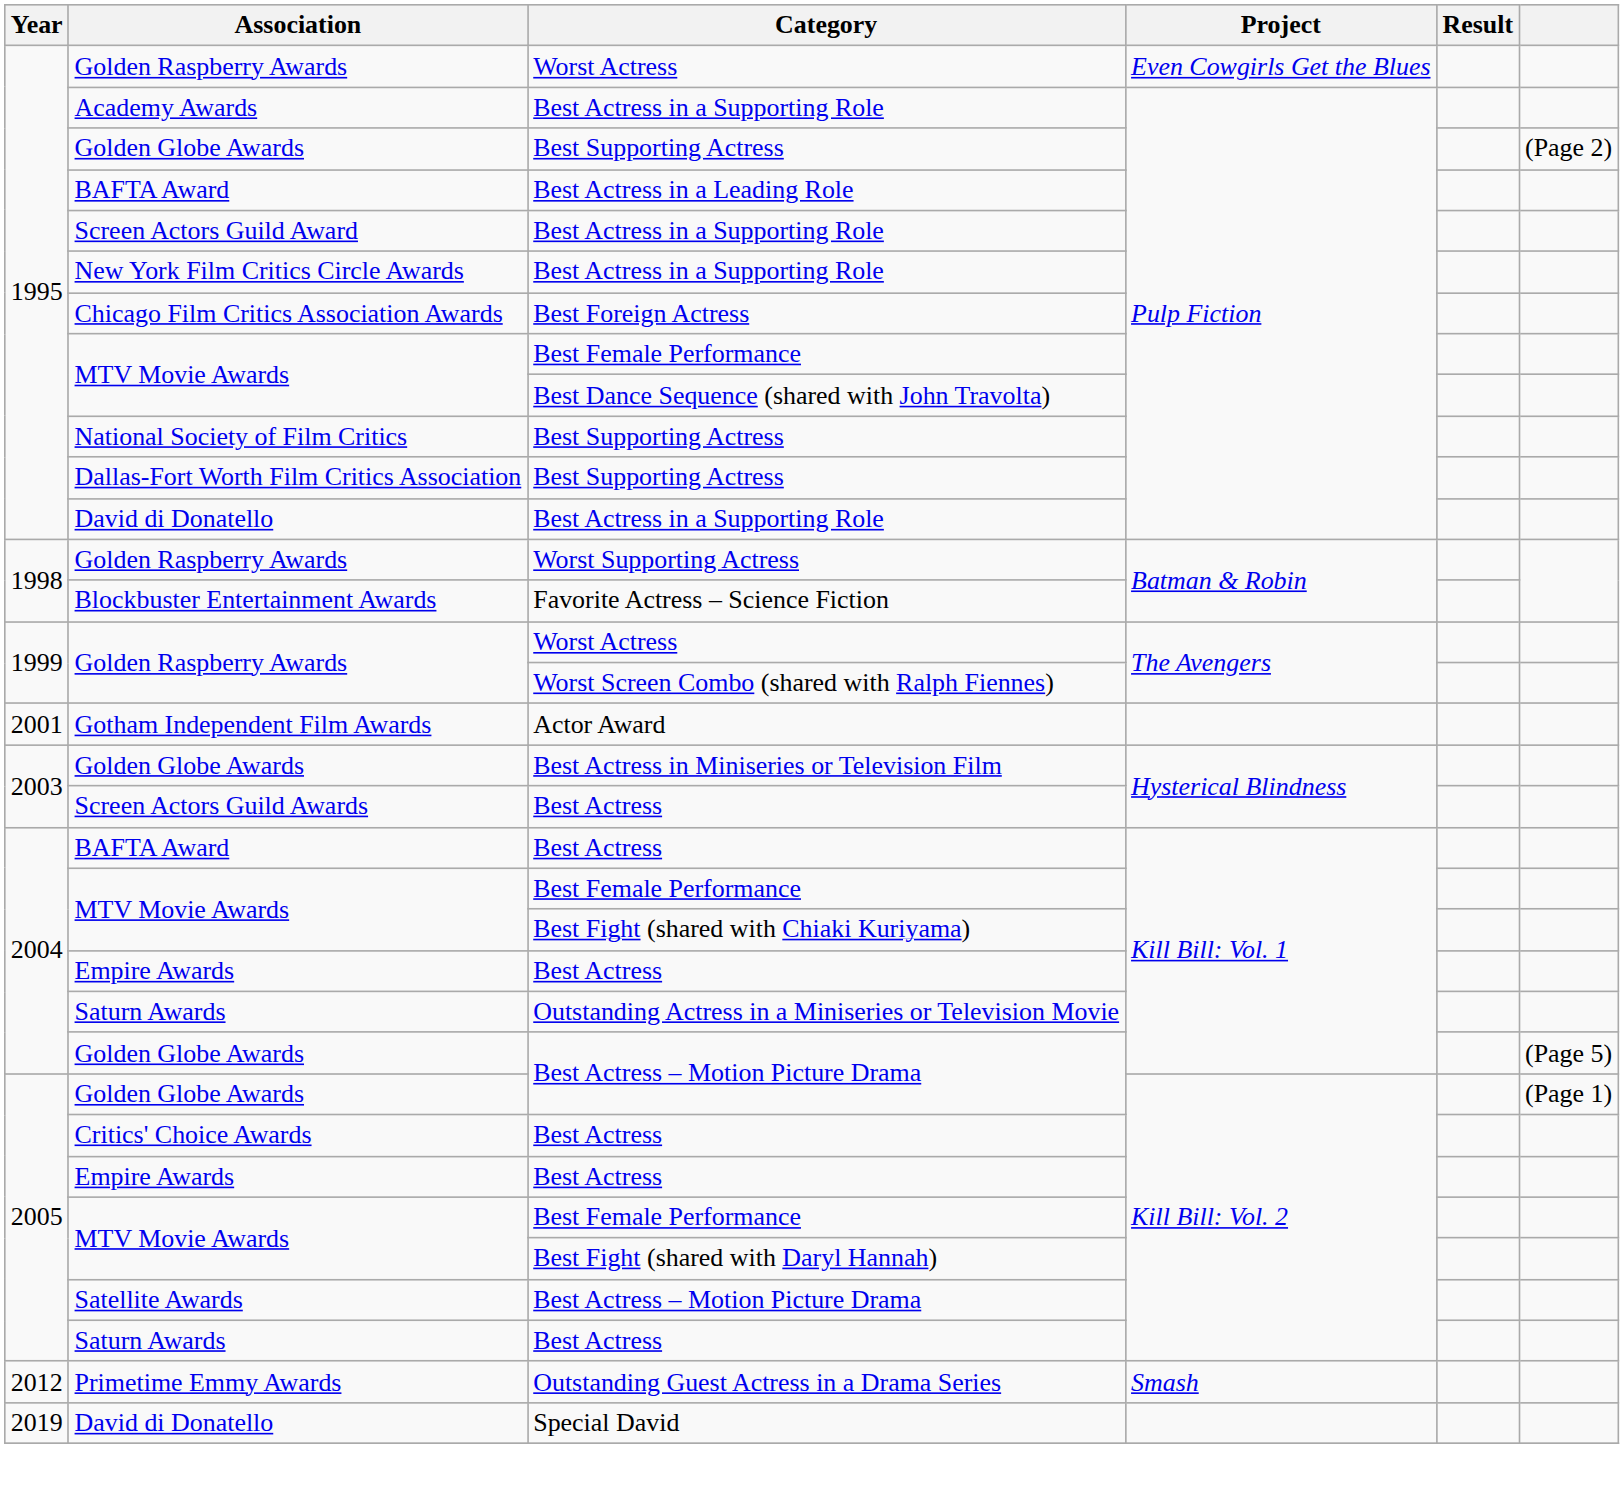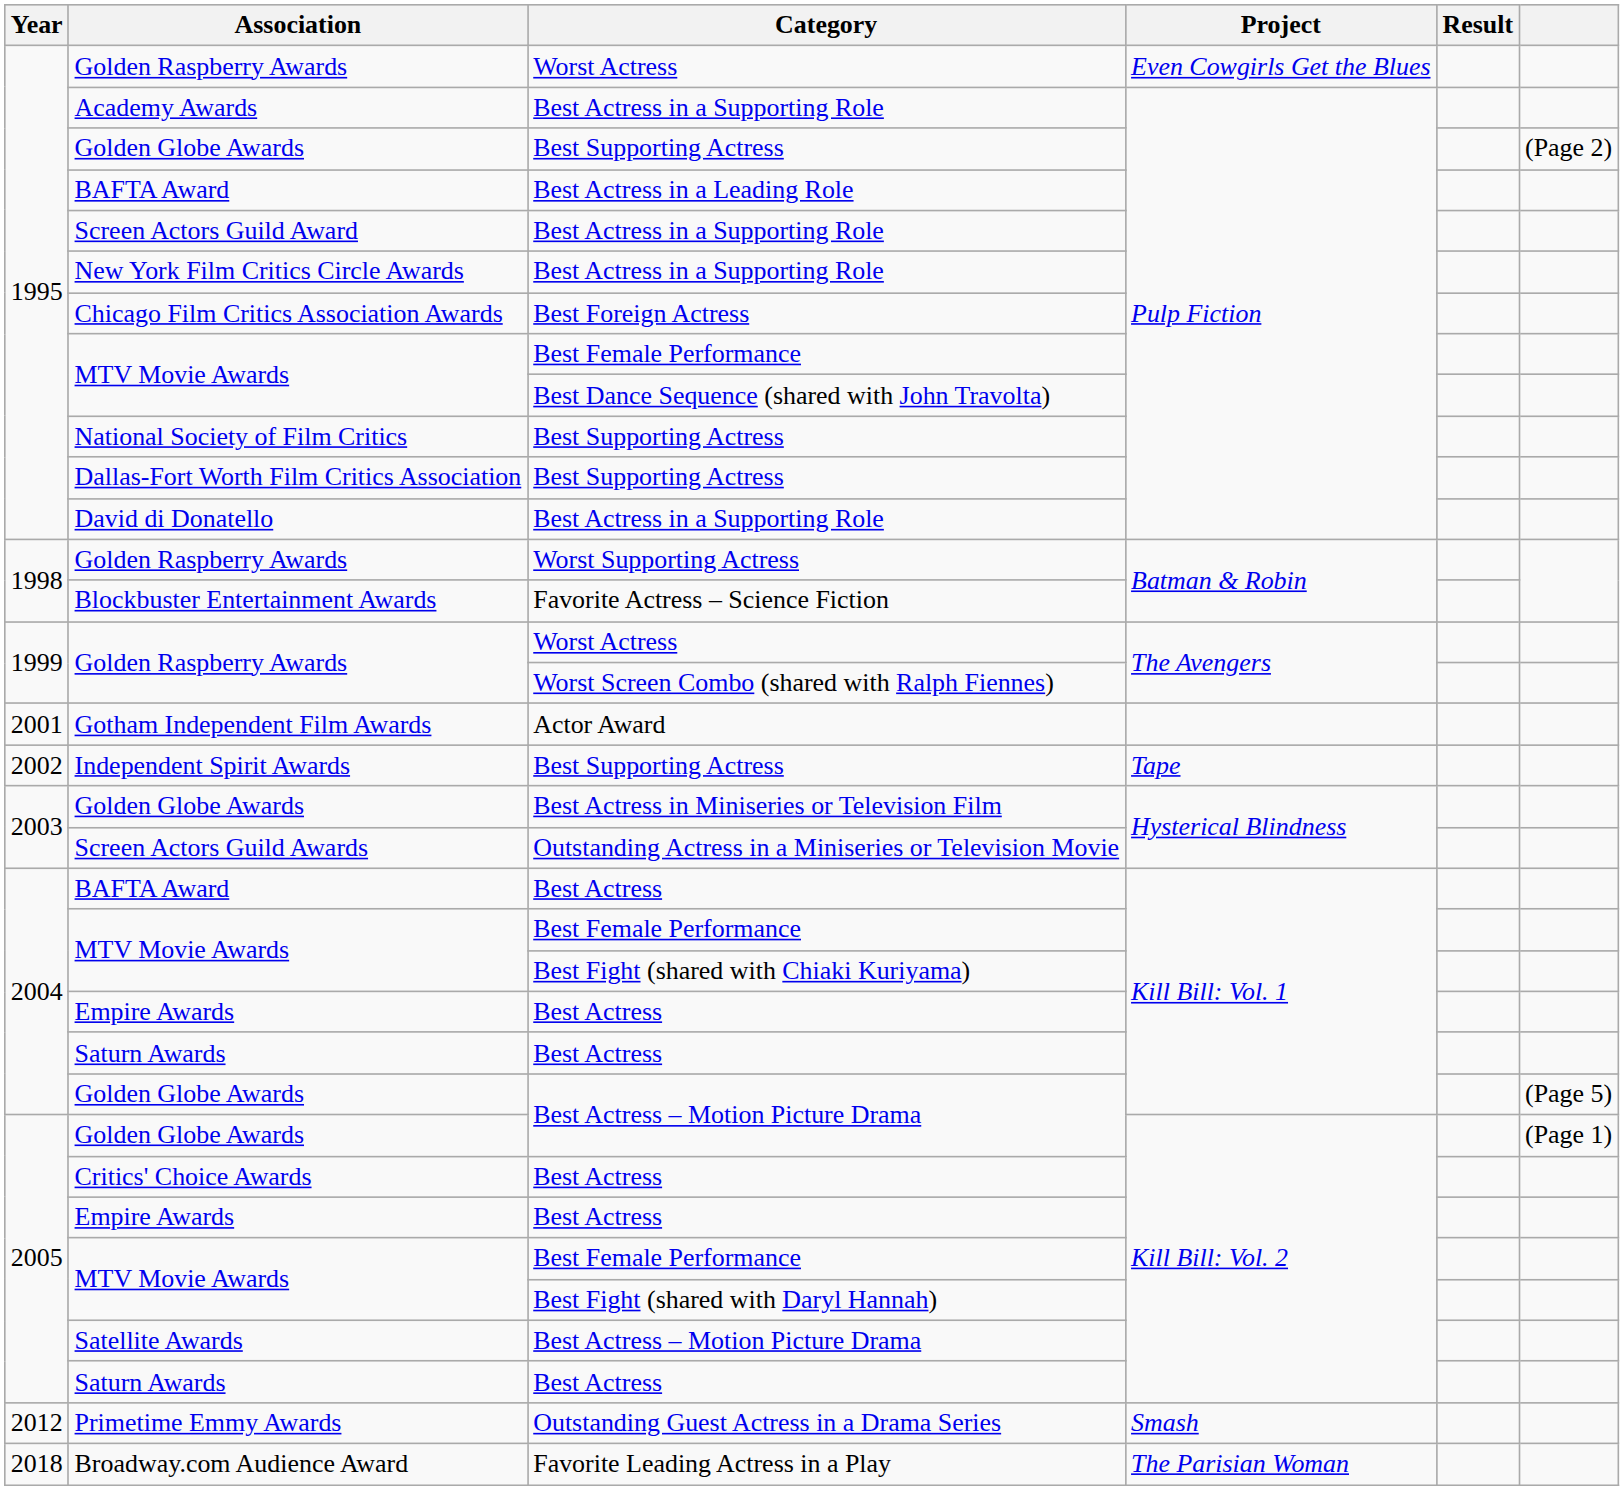+ row: (37, 764)
(598, 806) Best Actress -> (826, 847) Outstanding Actress in a Miniseries or Television Movie
(826, 1011) Outstanding Actress in a Miniseries or Television Movie -> (598, 1052) Best Actress
+ row: (37, 1463)
- row: (37, 1422)
